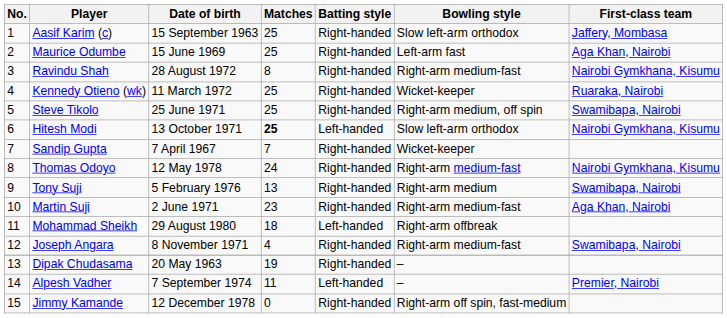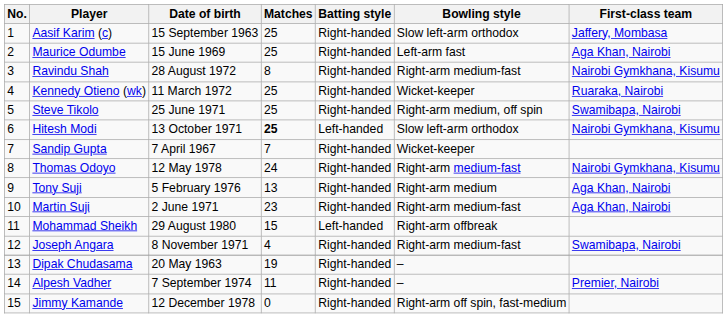(626, 187) Swamibapa, Nairobi -> (621, 187) Aga Khan, Nairobi
(271, 226) 18 -> (271, 226) 15
(351, 284) Left-handed -> (355, 284) Right-handed
